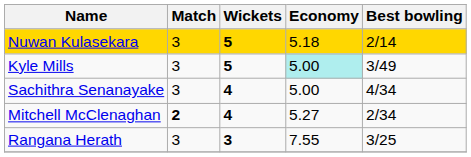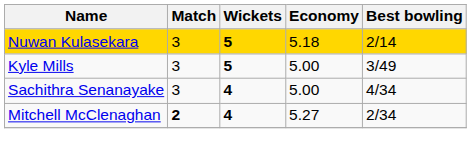(304, 66) paleturquoise background -> (304, 66) no background
- row: (65, 139)
